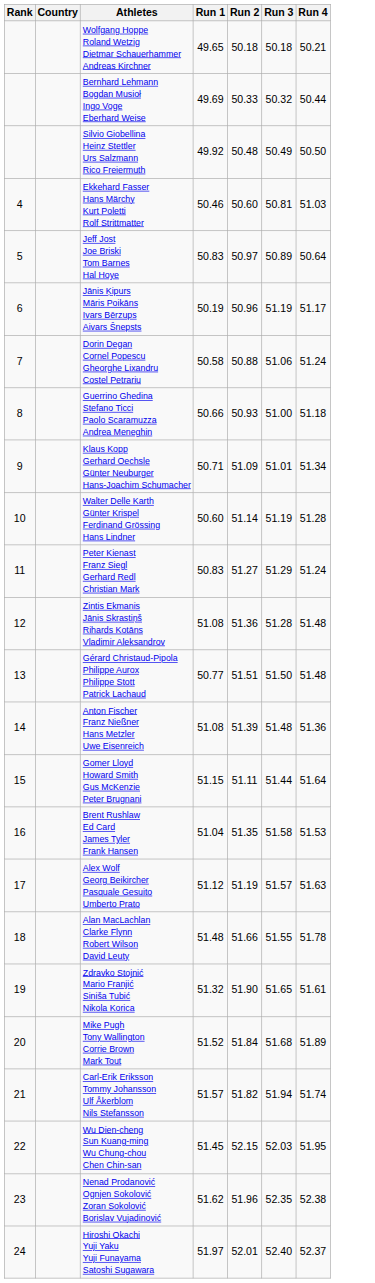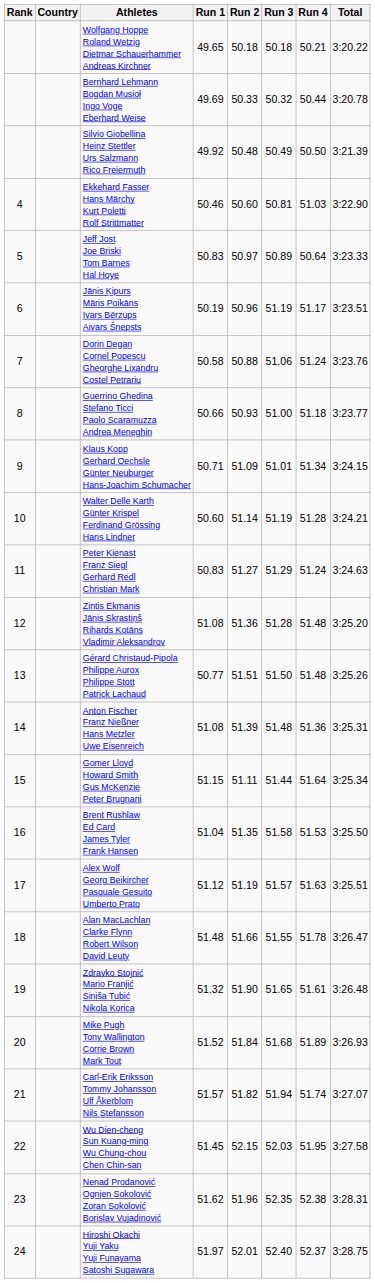+ column: (350, 12)
